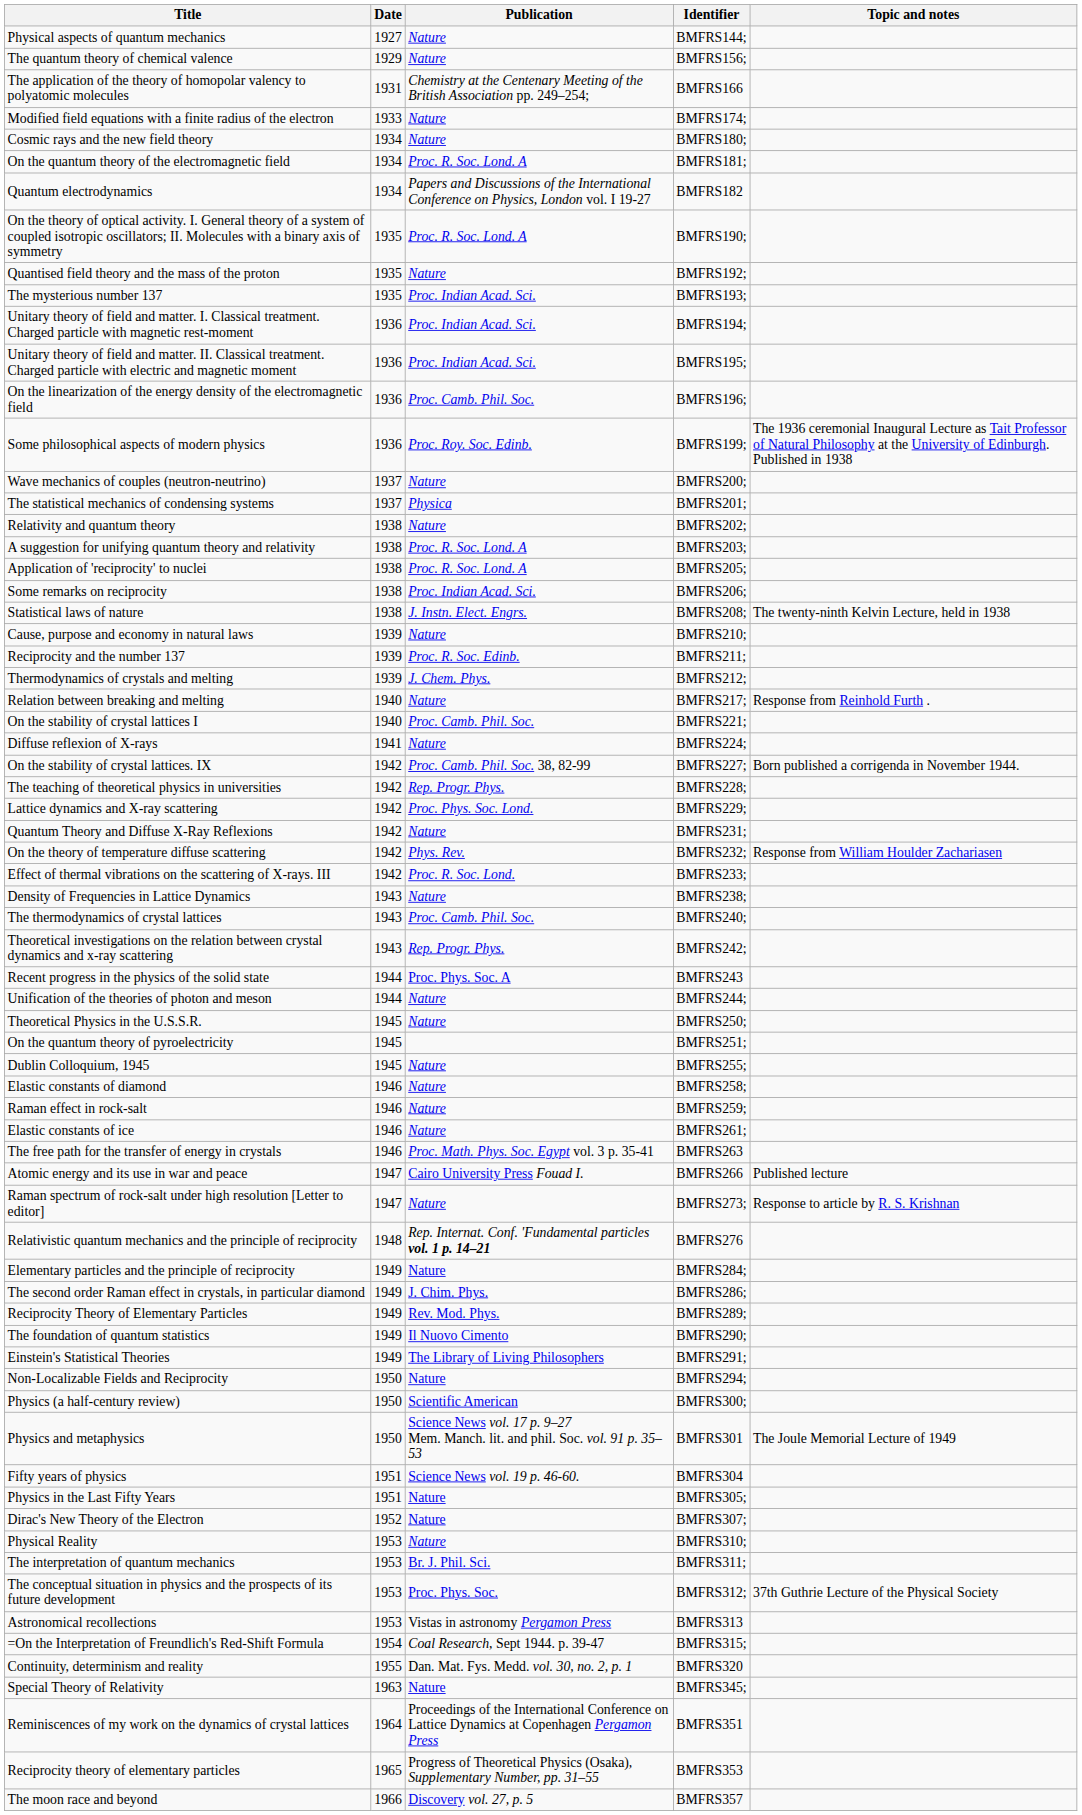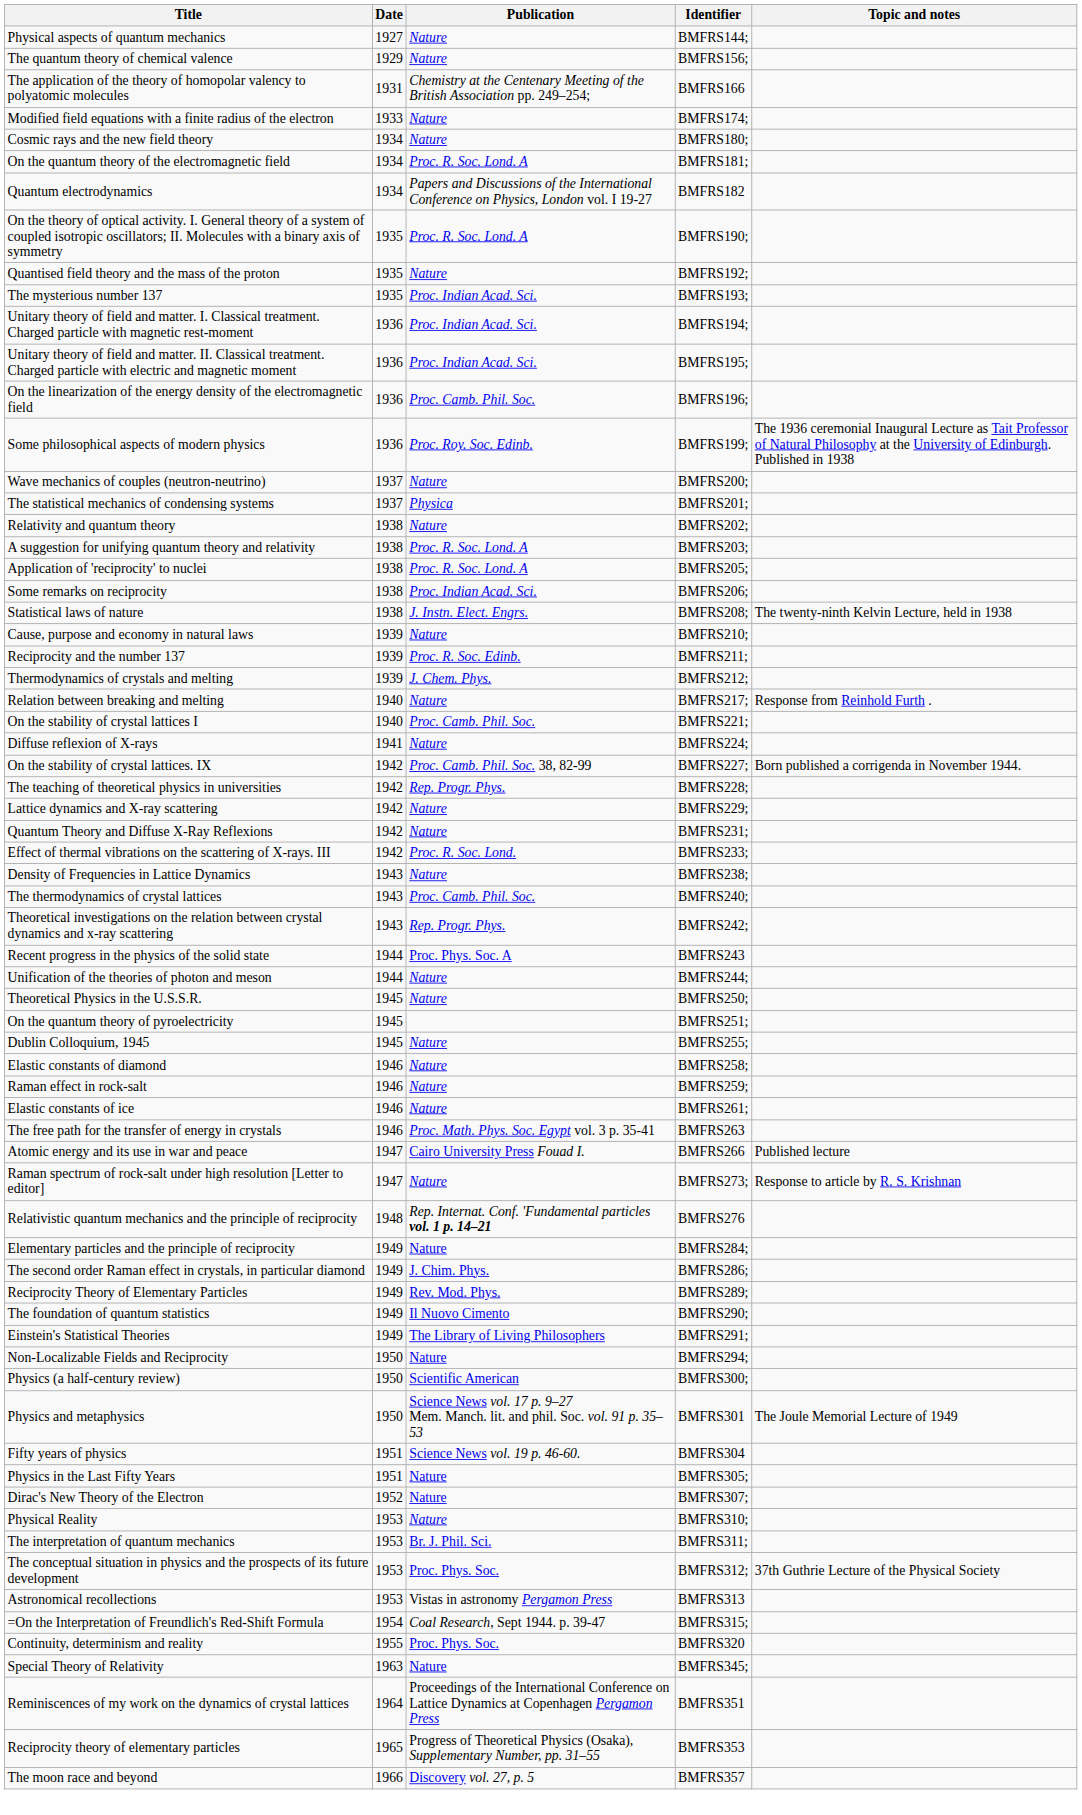(471, 809) Proc. Phys. Soc. Lond. -> (428, 809) Nature
- row: (137, 853)
(520, 1666) Dan. Mat. Fys. Medd. vol. 30, no. 2, p. 1 -> (454, 1644) Proc. Phys. Soc.
